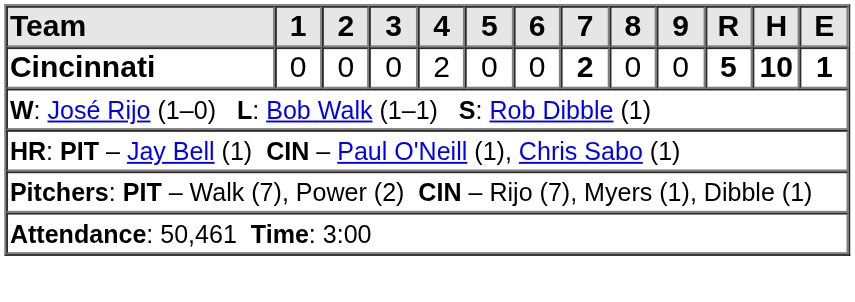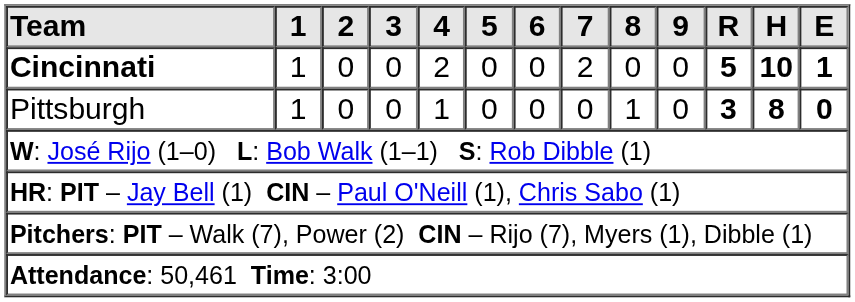(298, 67) 0 -> (298, 67) 1
(585, 67) bold -> (585, 67) normal
+ row: (78, 108)
